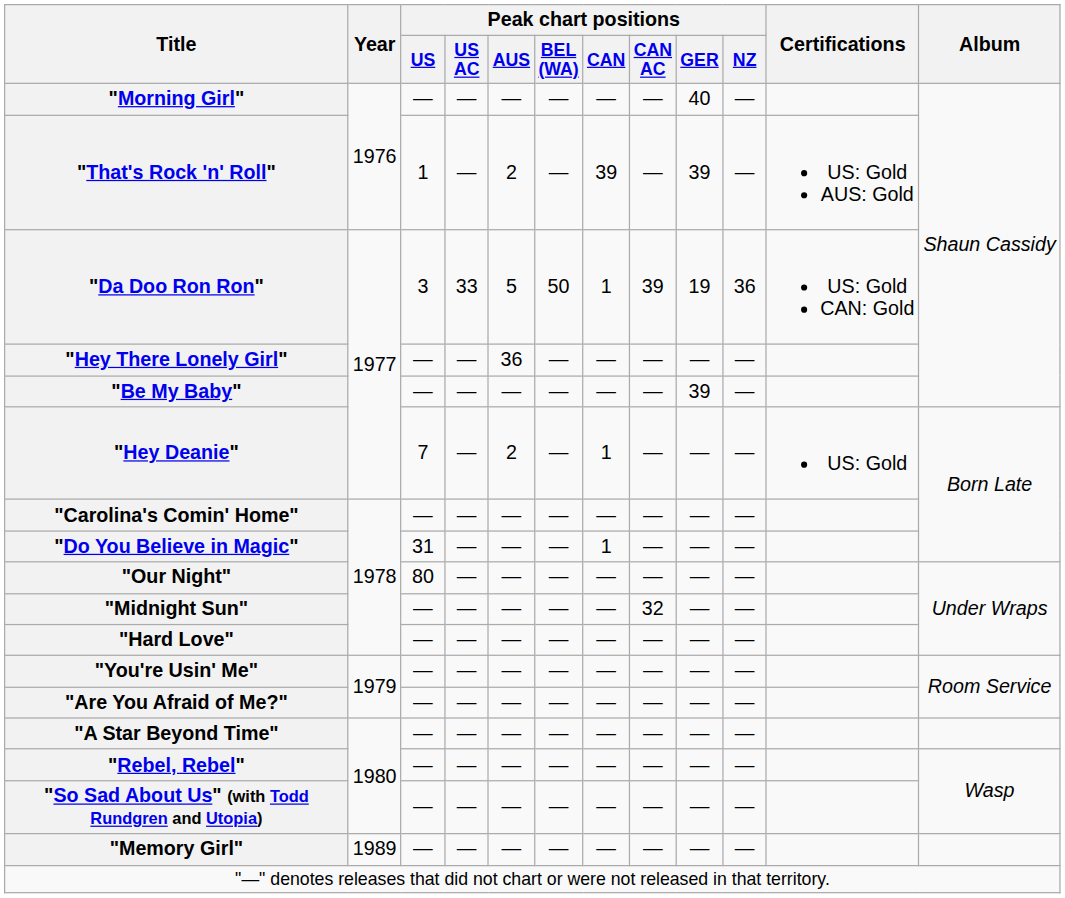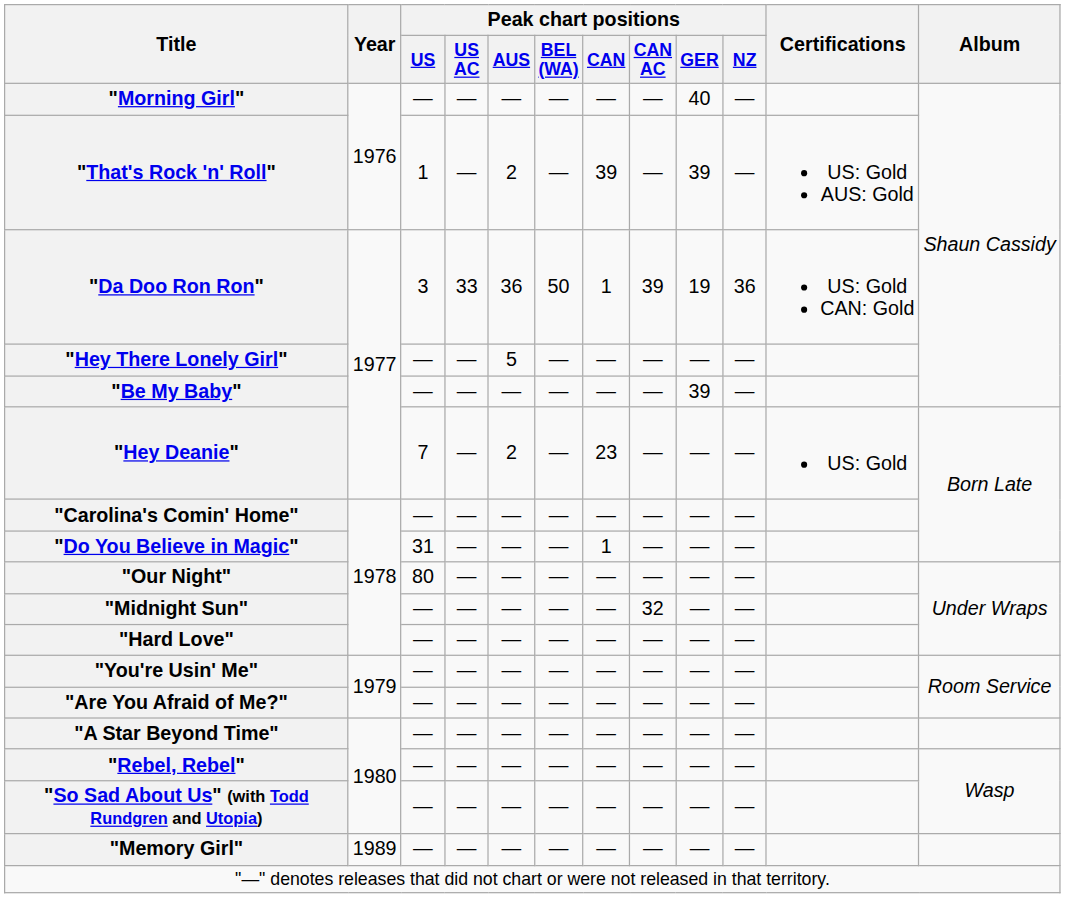(511, 286) 5 -> (511, 286) 36
(511, 359) 36 -> (511, 359) 5
(606, 453) 1 -> (606, 453) 23
